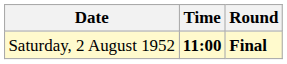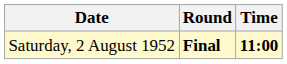columns swapped: (202, 17) <-> (254, 17)
